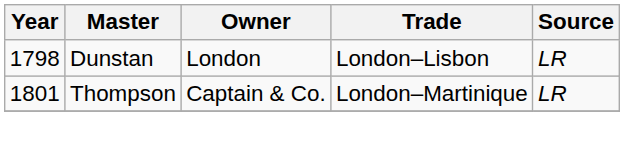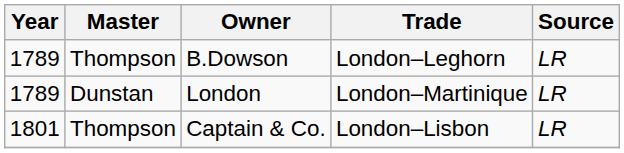+ row: (237, 57)
(35, 57) 1798 -> (35, 93) 1789
(413, 57) London–Lisbon -> (432, 93) London–Martinique
(432, 93) London–Martinique -> (413, 128) London–Lisbon
